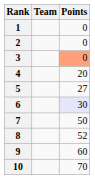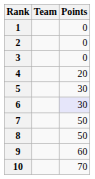(85, 58) lightsalmon background -> (85, 58) no background
(82, 89) 27 -> (82, 89) 30
(82, 136) 52 -> (82, 136) 50
